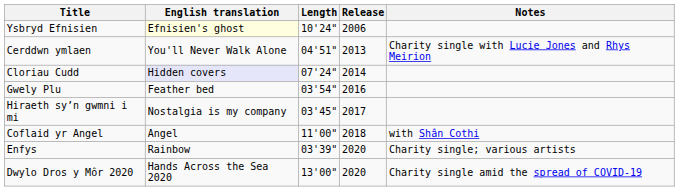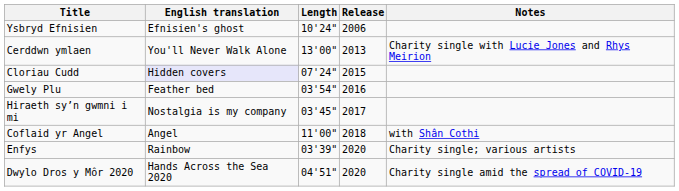(196, 29) lightyellow background -> (196, 29) no background
(319, 51) 04'51" -> (319, 51) 13'00"
(354, 73) 2014 -> (354, 73) 2015
(319, 172) 13'00" -> (319, 172) 04'51"
